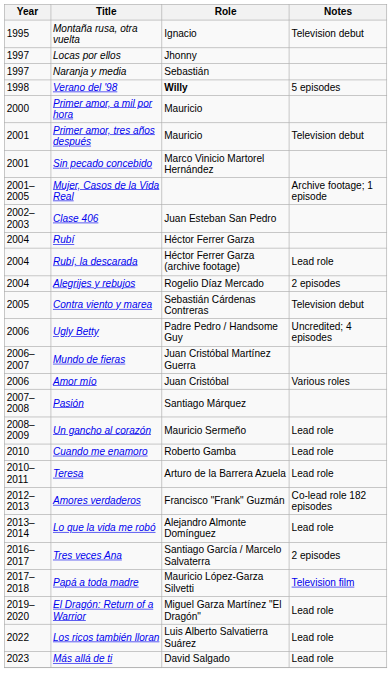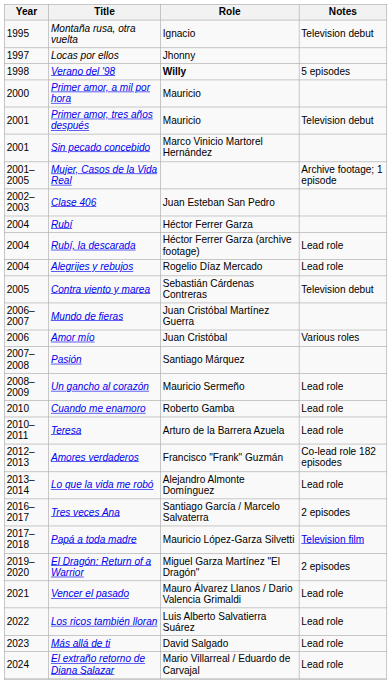- row: (90, 71)
(316, 283) 2 episodes -> (322, 267) Lead role
- row: (76, 332)
(313, 610) Lead role -> (326, 567) 2 episodes
+ row: (90, 594)
+ row: (98, 665)
